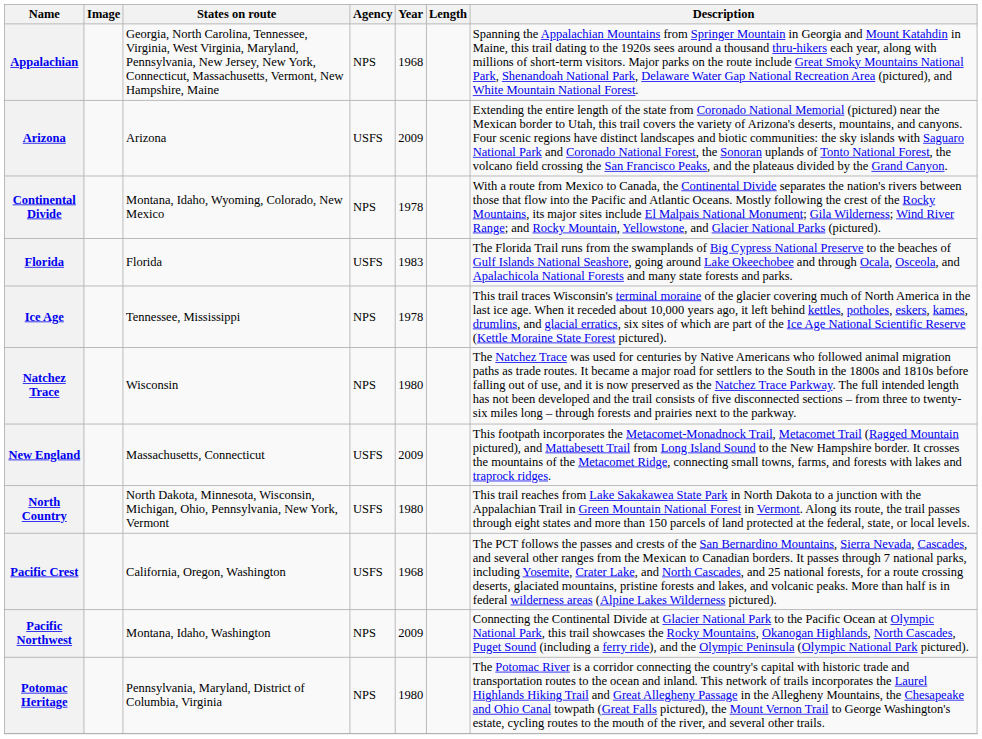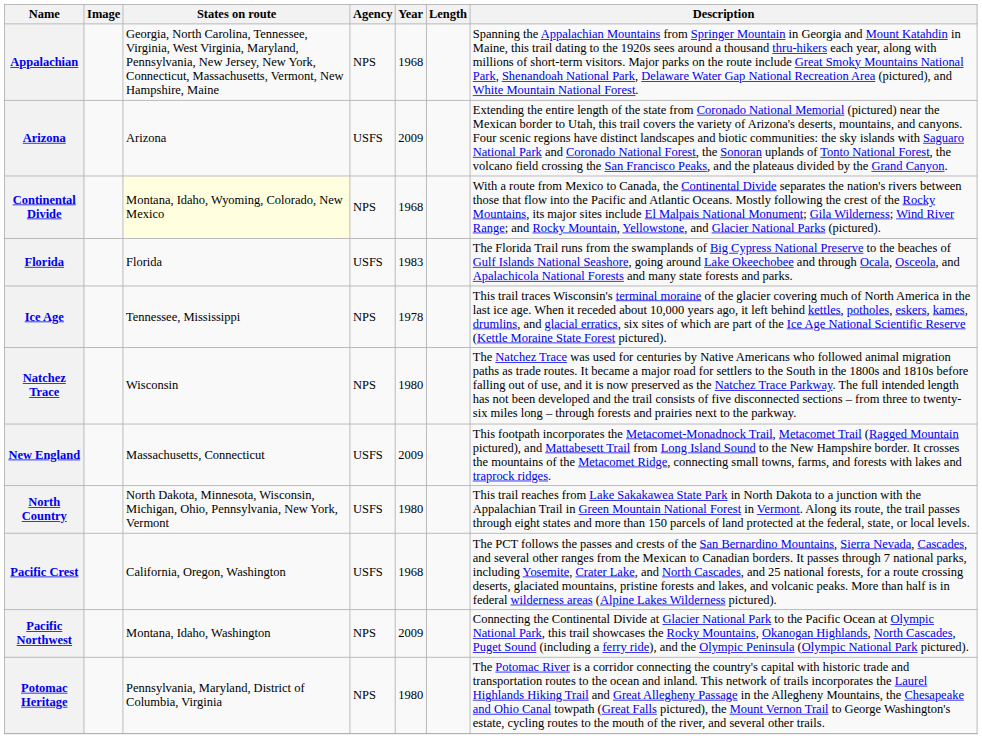(234, 207) no background -> (234, 207) lightyellow background
(411, 207) 1978 -> (411, 207) 1968
